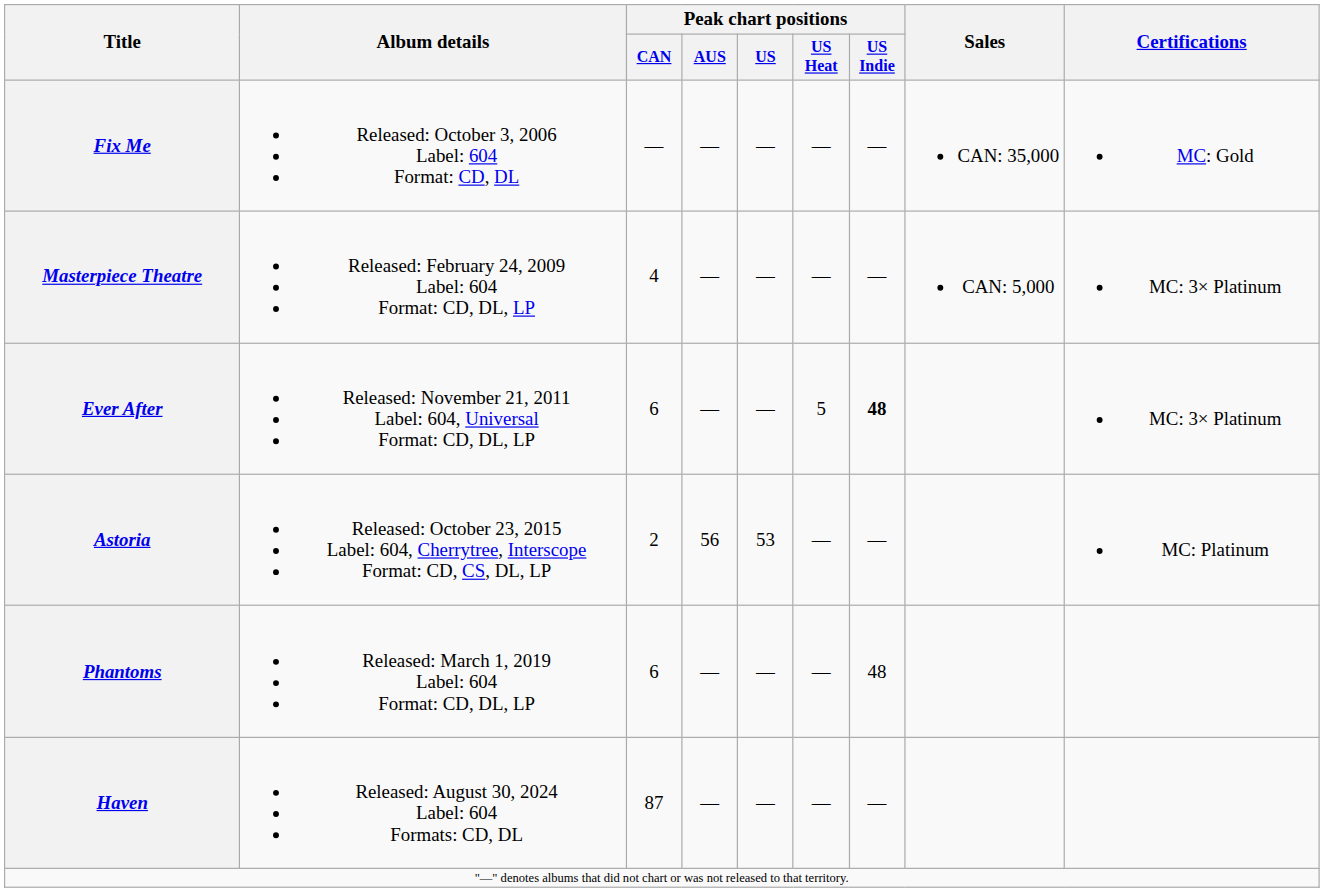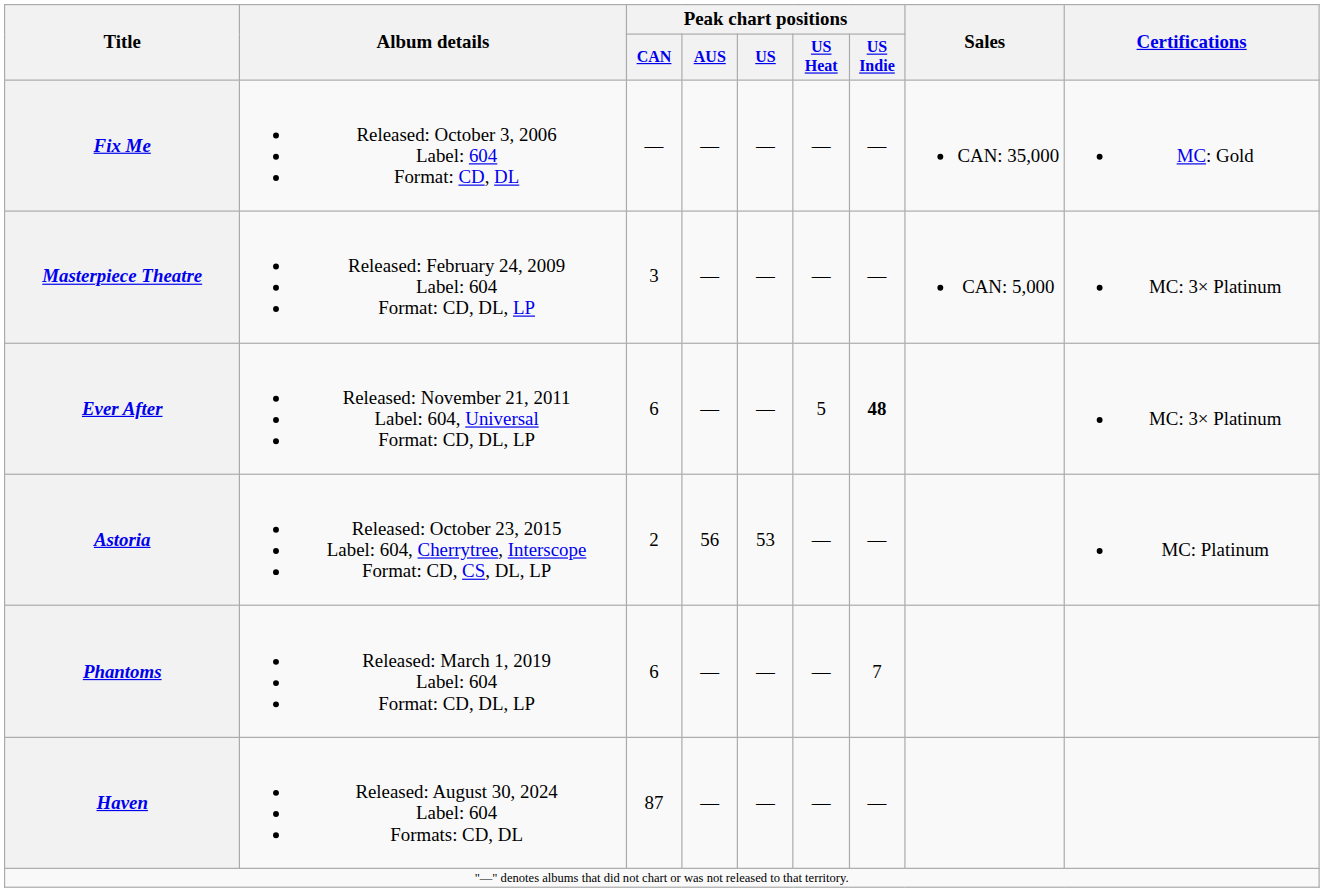(654, 276) 4 -> (654, 276) 3
(877, 671) 48 -> (877, 671) 7
